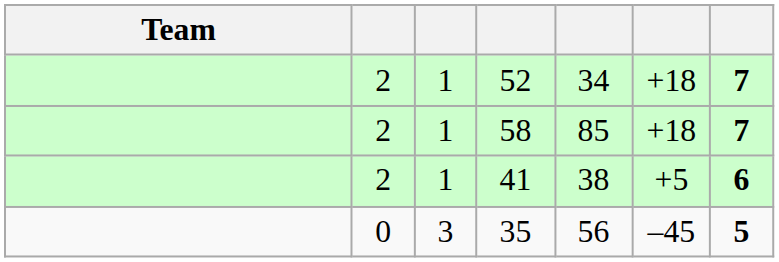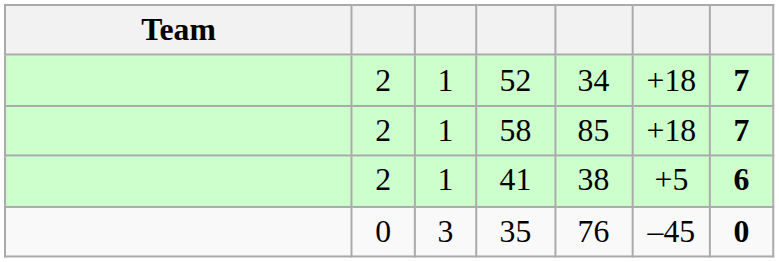(593, 230) 56 -> (593, 230) 76
(741, 230) 5 -> (741, 230) 0
